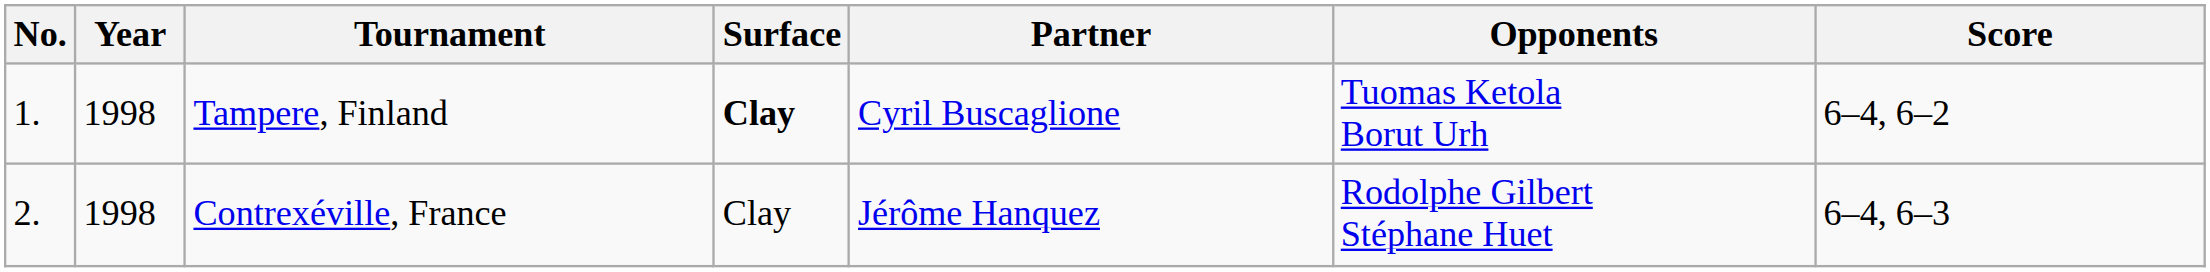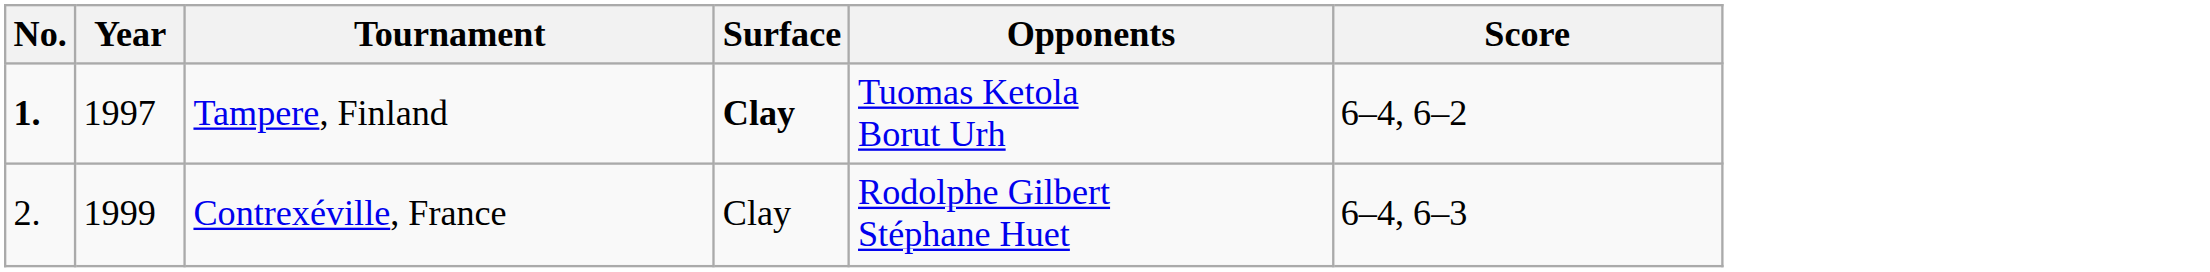- column: (1091, 33)
(27, 113) normal -> (27, 113) bold
(120, 113) 1998 -> (120, 113) 1997
(120, 213) 1998 -> (120, 213) 1999
